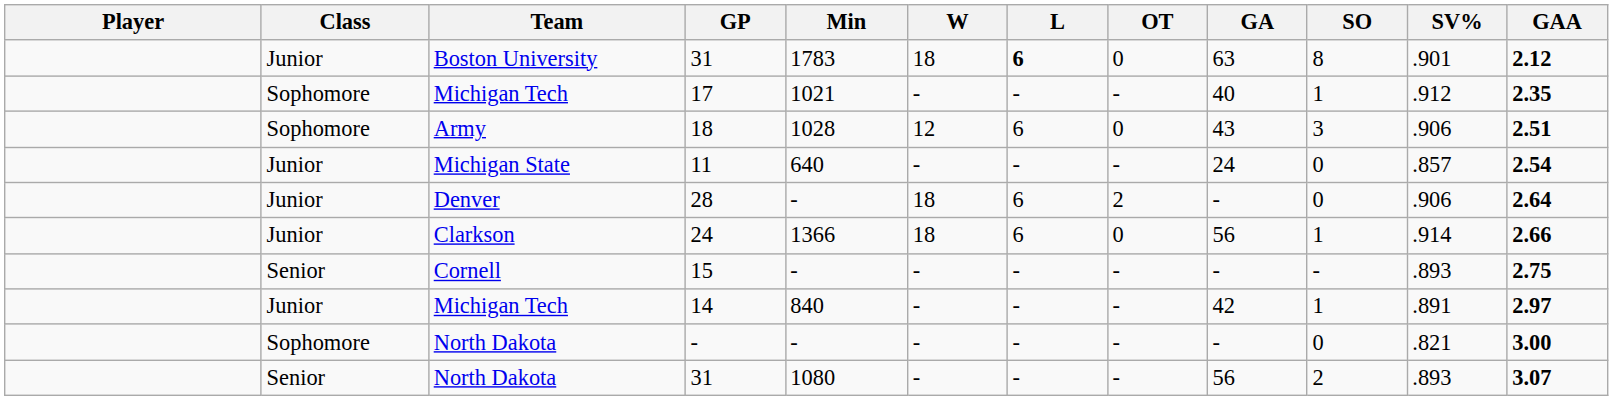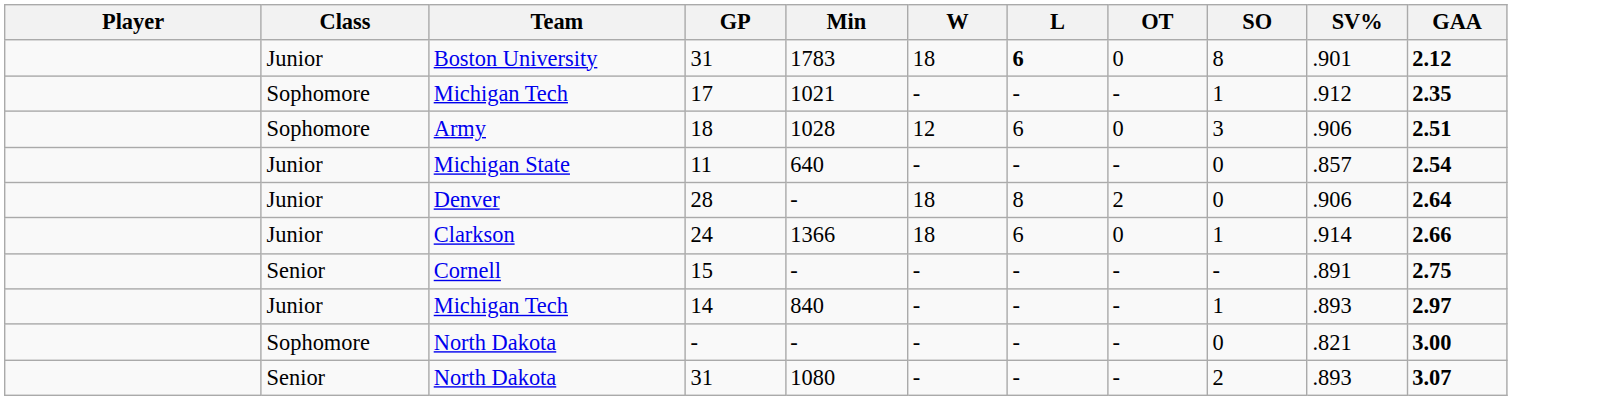- column: (1257, 22)
(1018, 199) 6 -> (1018, 199) 8
(1432, 270) .893 -> (1332, 270) .891
(1432, 306) .891 -> (1332, 306) .893
